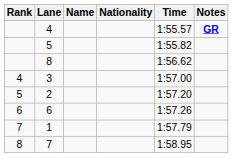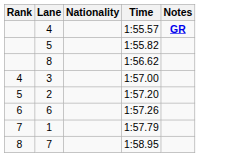- column: (80, 12)
